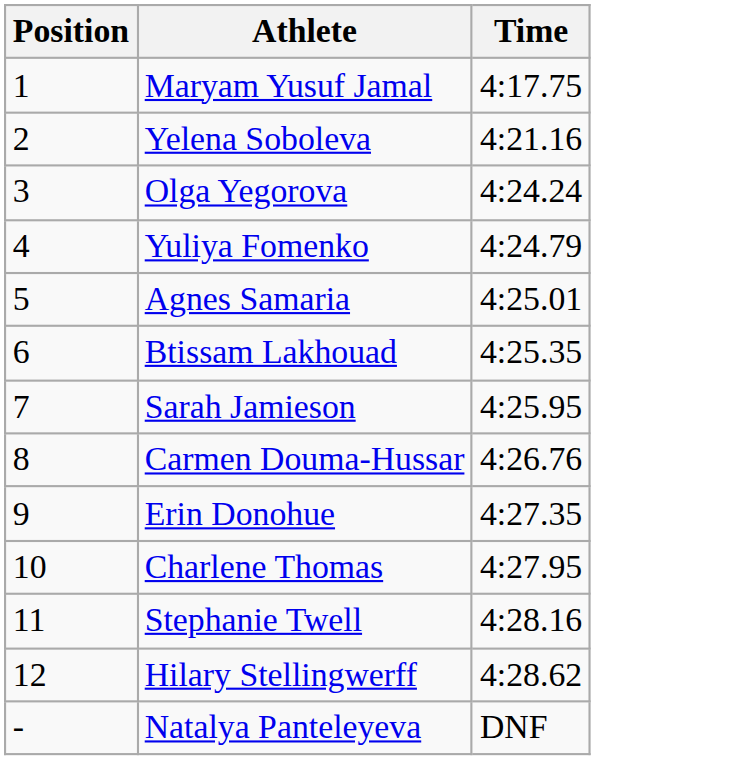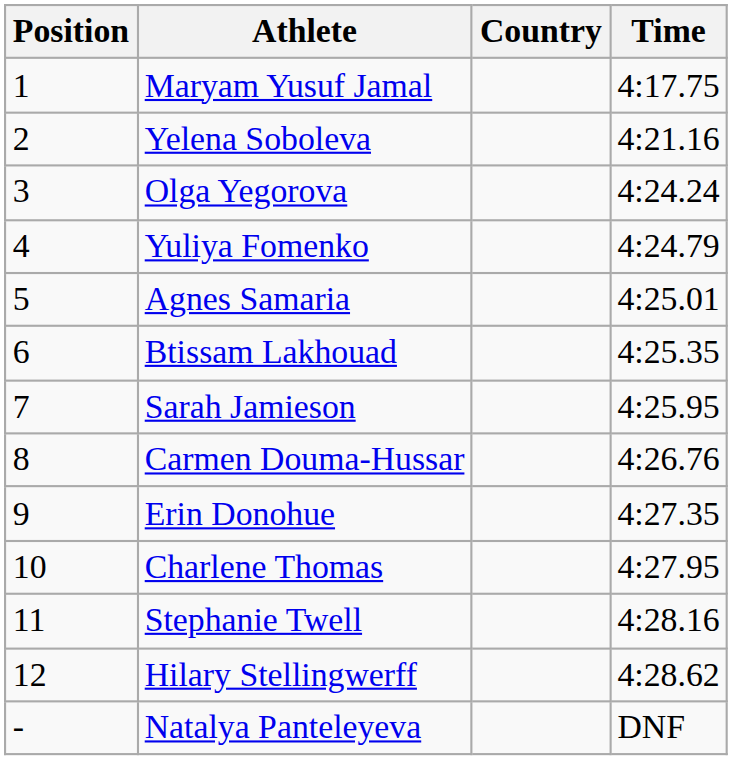+ column: (541, 31)
